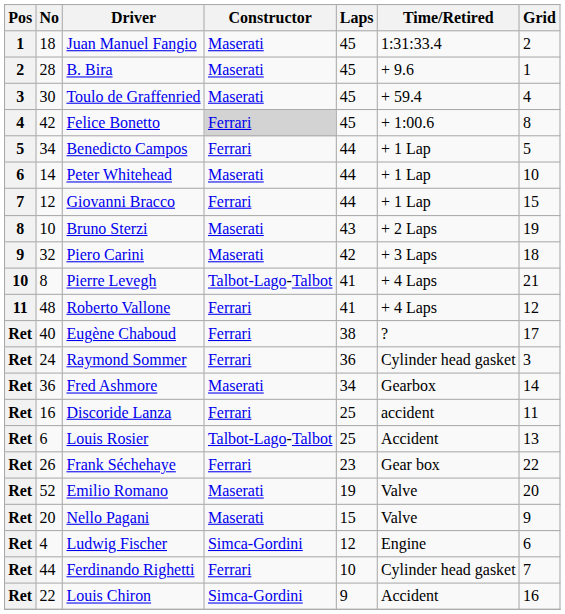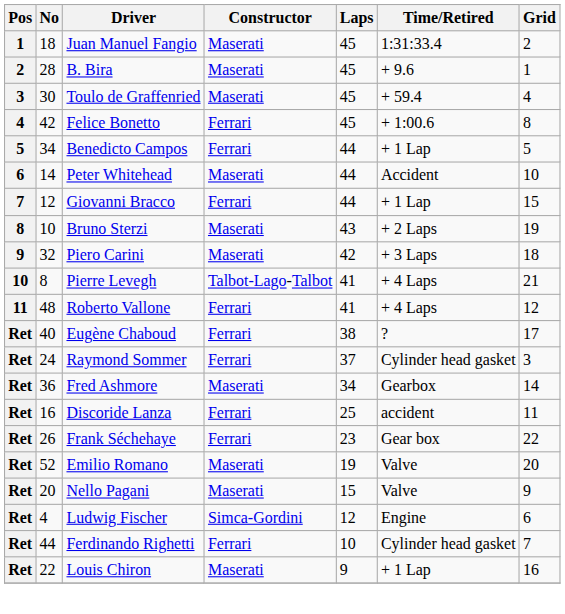(230, 123) lightgrey background -> (230, 123) no background
(406, 175) + 1 Lap -> (410, 175) Accident
(348, 359) 36 -> (348, 359) 37
- row: (107, 438)
(255, 596) Simca-Gordini -> (236, 570) Maserati
(410, 596) Accident -> (406, 570) + 1 Lap
